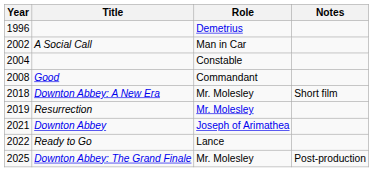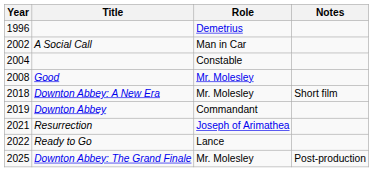(227, 77) Commandant -> (225, 77) Mr. Molesley
(63, 110) Resurrection -> (70, 110) Downton Abbey
(225, 110) Mr. Molesley -> (227, 110) Commandant
(70, 126) Downton Abbey -> (63, 126) Resurrection
